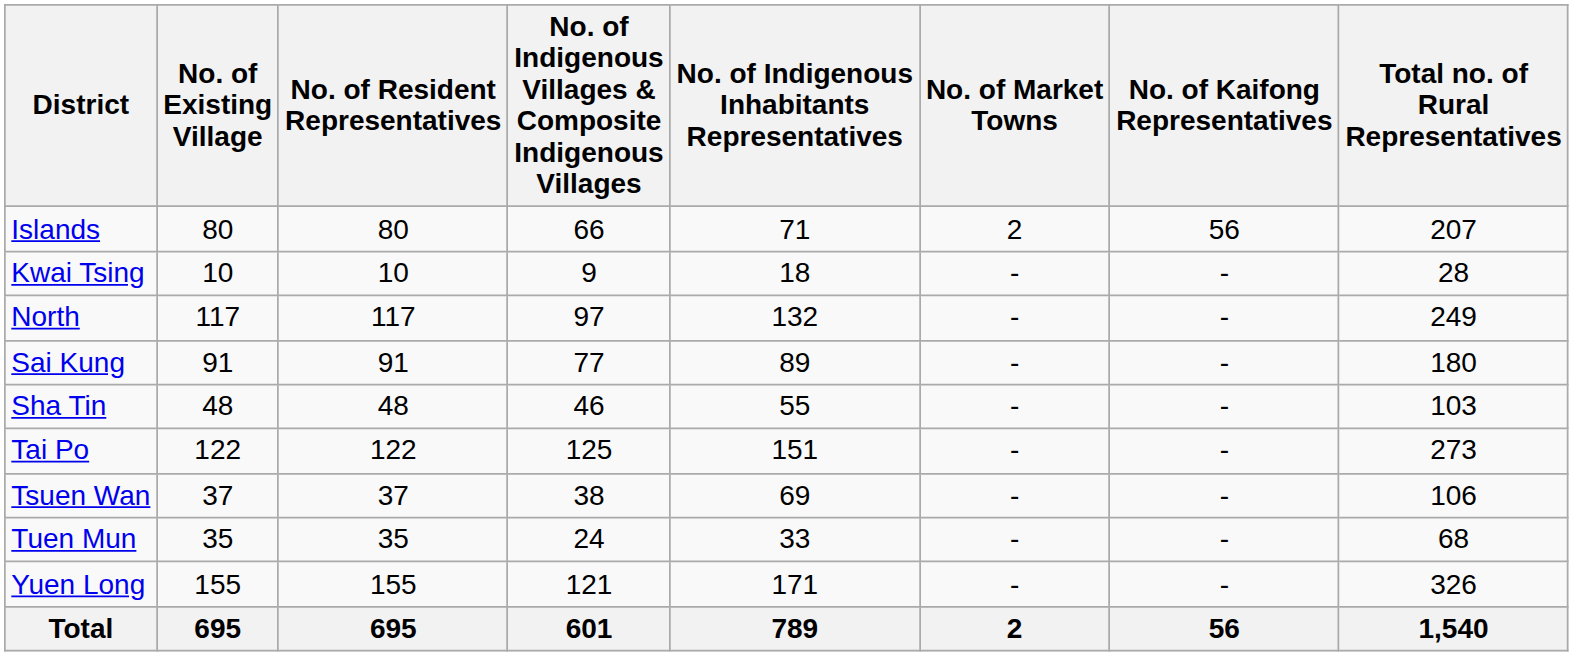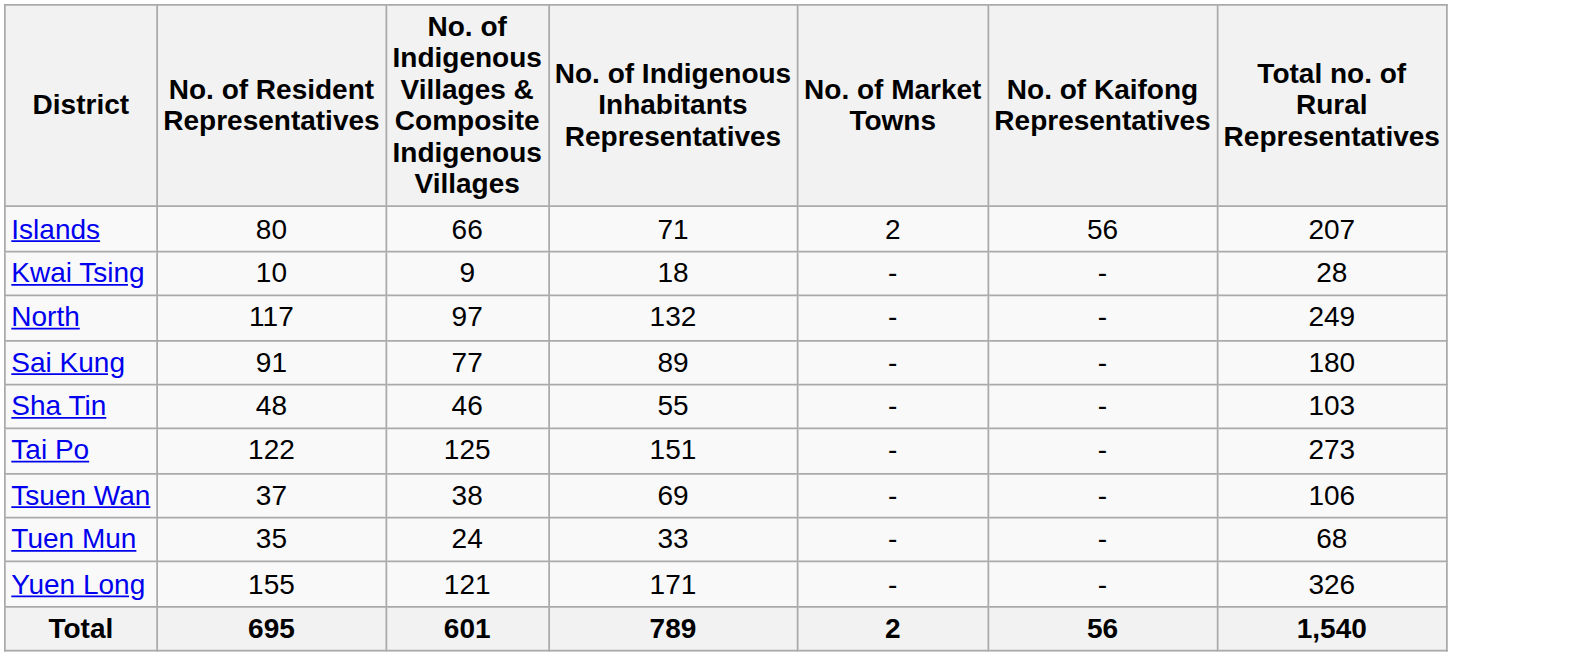- column: (218, 105)
